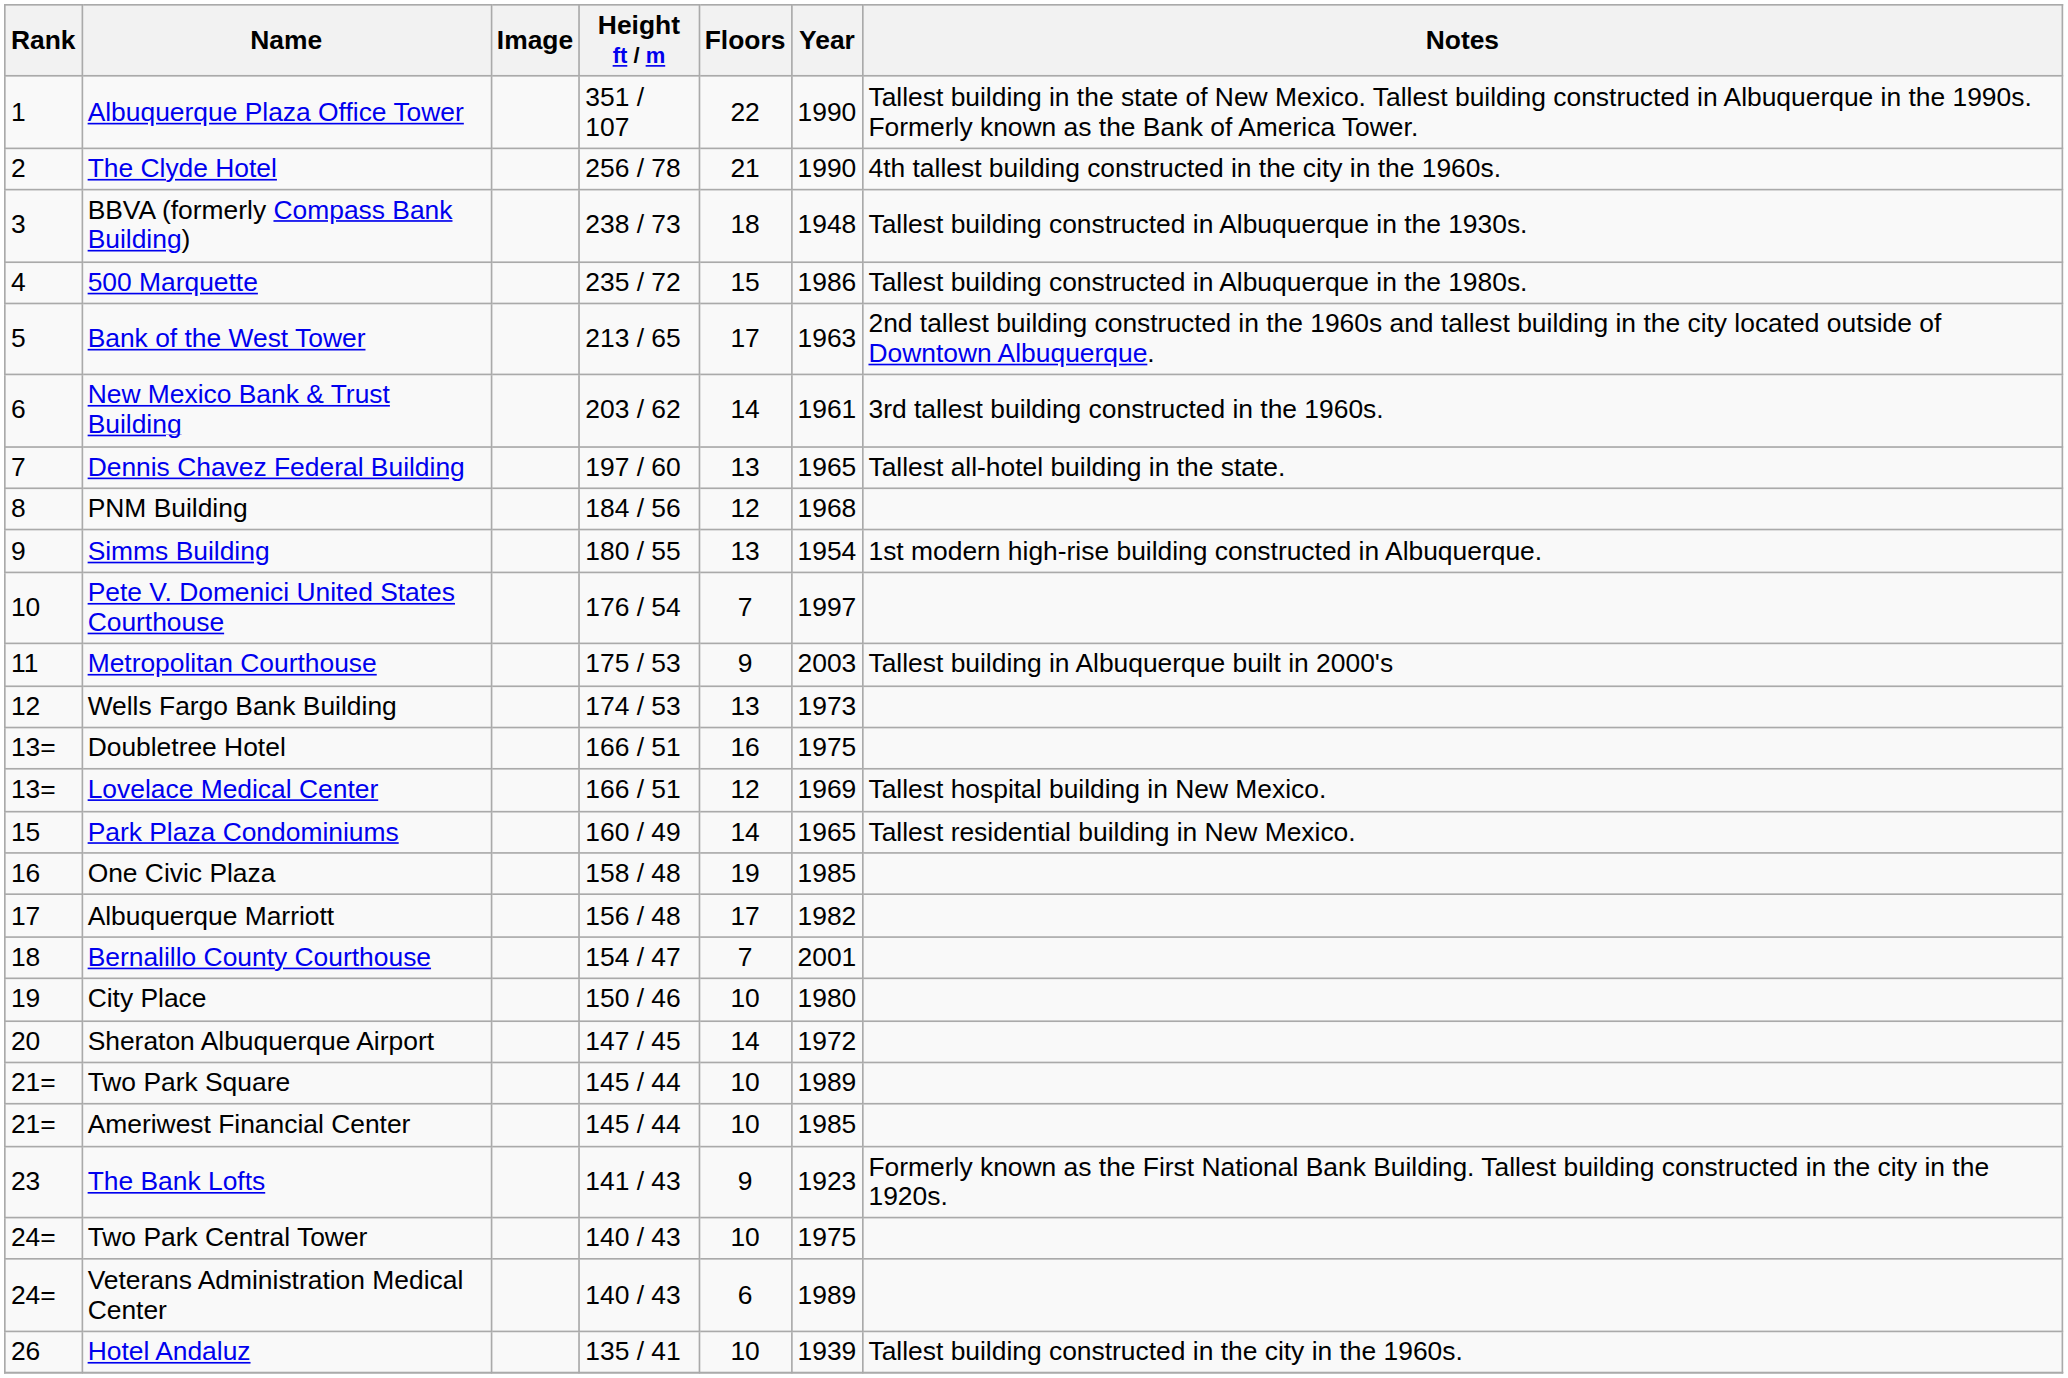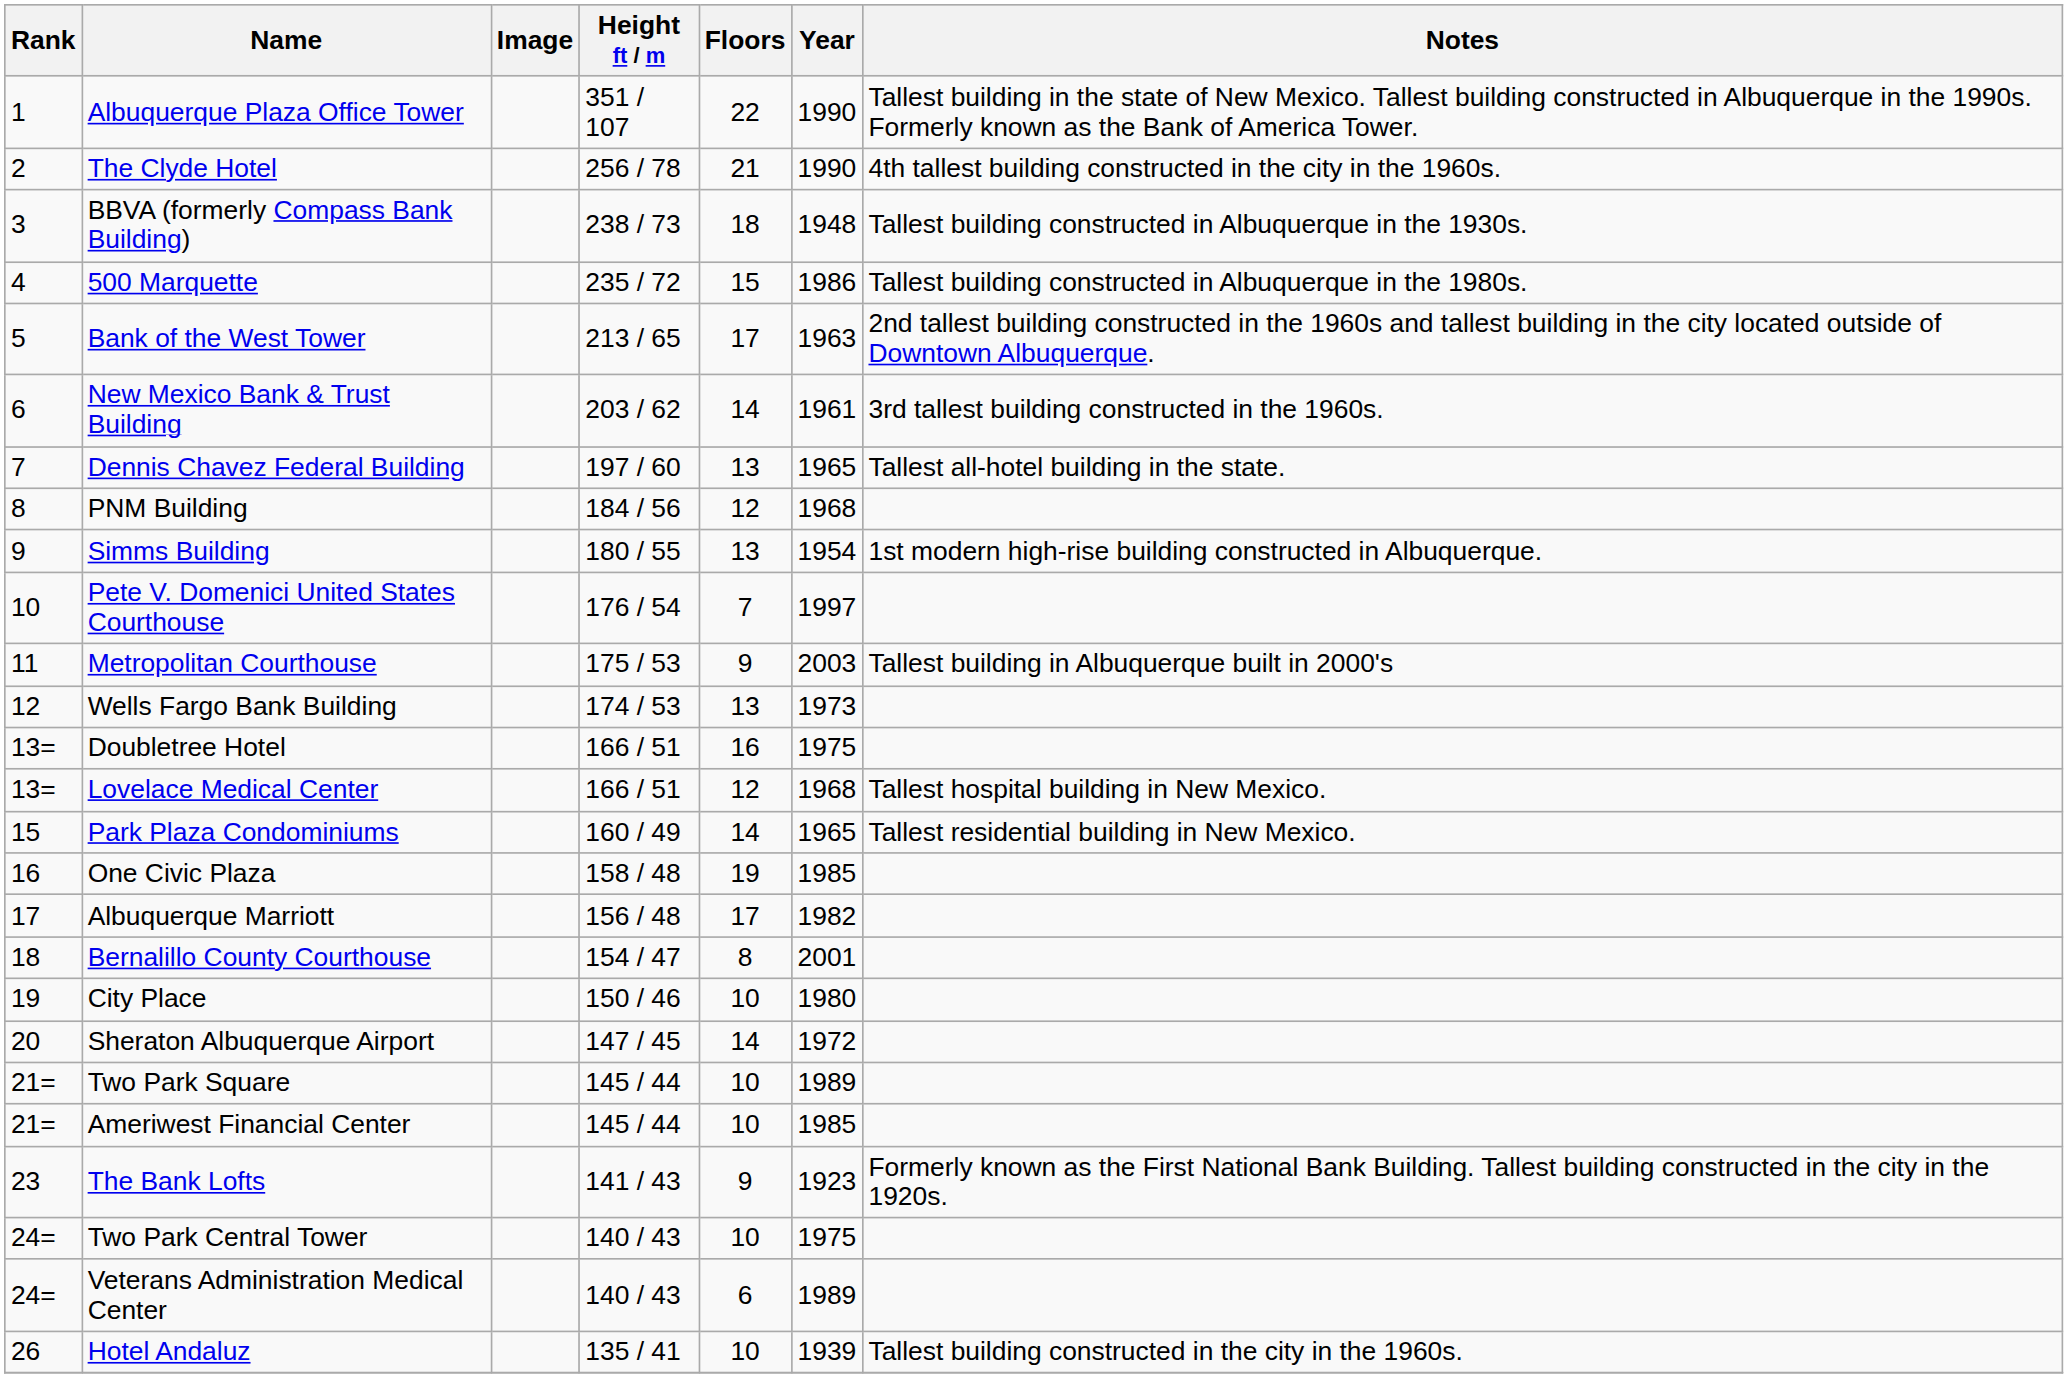(827, 789) 1969 -> (827, 789) 1968
(745, 957) 7 -> (745, 957) 8
